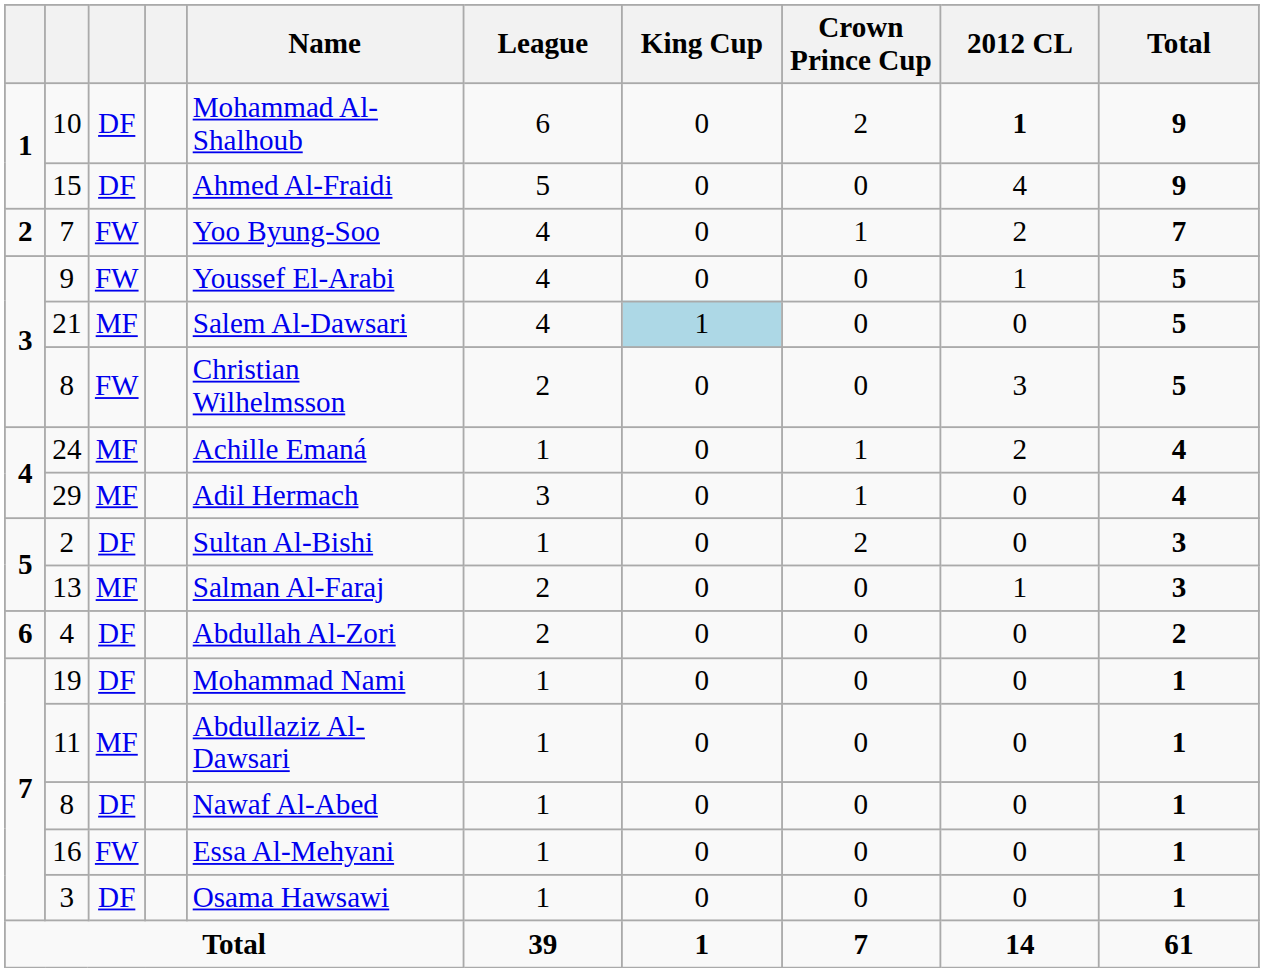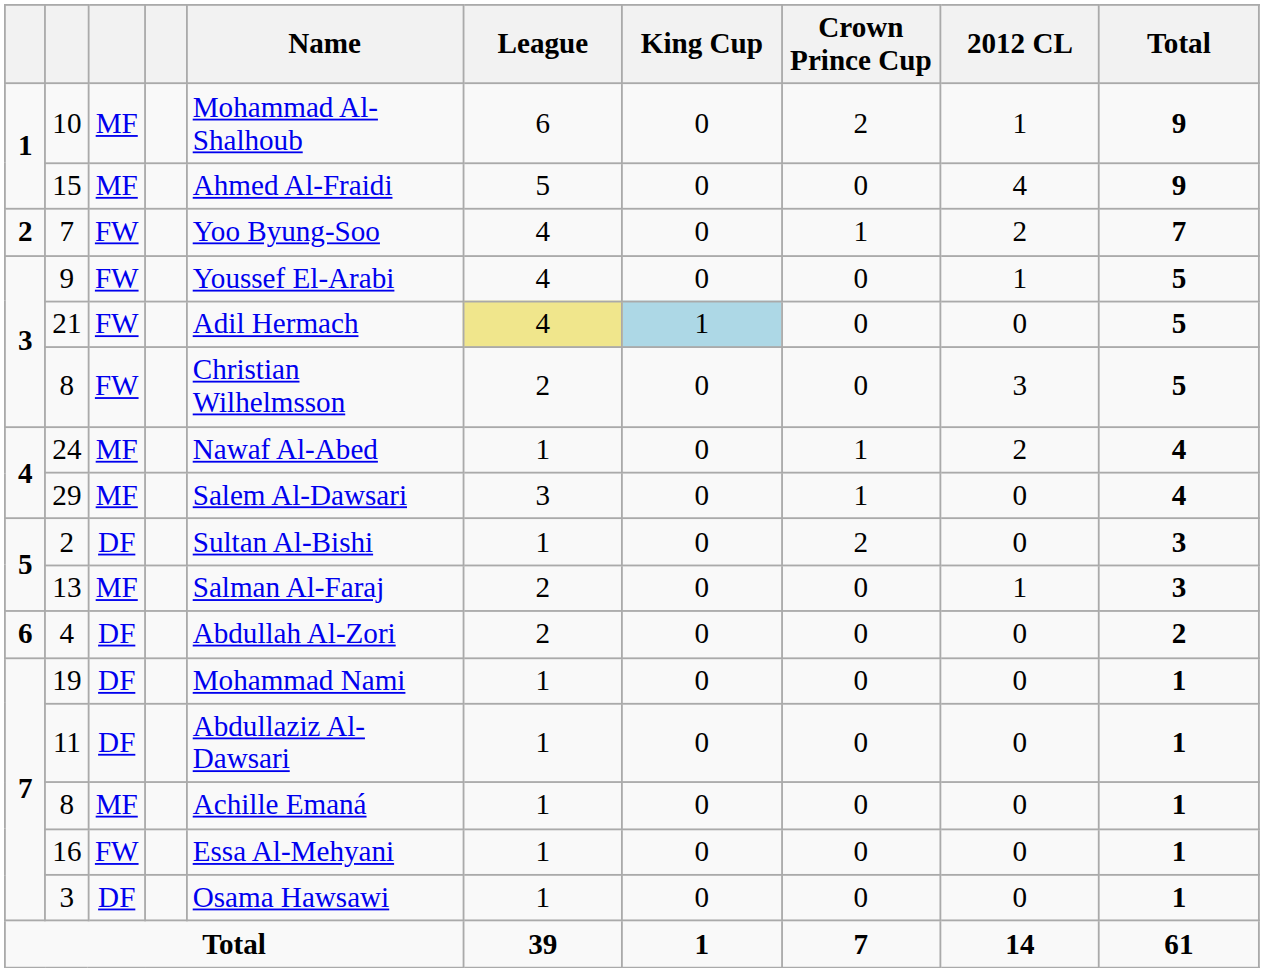(117, 122) DF -> (117, 122) MF
(1020, 122) bold -> (1020, 122) normal
(117, 185) DF -> (117, 185) MF
(117, 324) MF -> (117, 324) FW
(300, 324) Salem Al-Dawsari -> (276, 324) Adil Hermach
(543, 324) no background -> (543, 324) khaki background
(280, 449) Achille Emaná -> (285, 449) Nawaf Al-Abed
(276, 495) Adil Hermach -> (300, 495) Salem Al-Dawsari
(117, 742) MF -> (117, 742) DF
(117, 805) DF -> (117, 805) MF
(285, 805) Nawaf Al-Abed -> (280, 805) Achille Emaná
